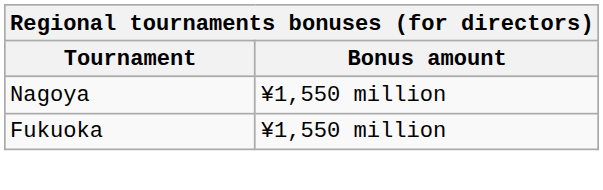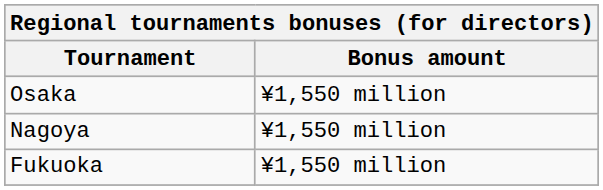+ row: (43, 95)
